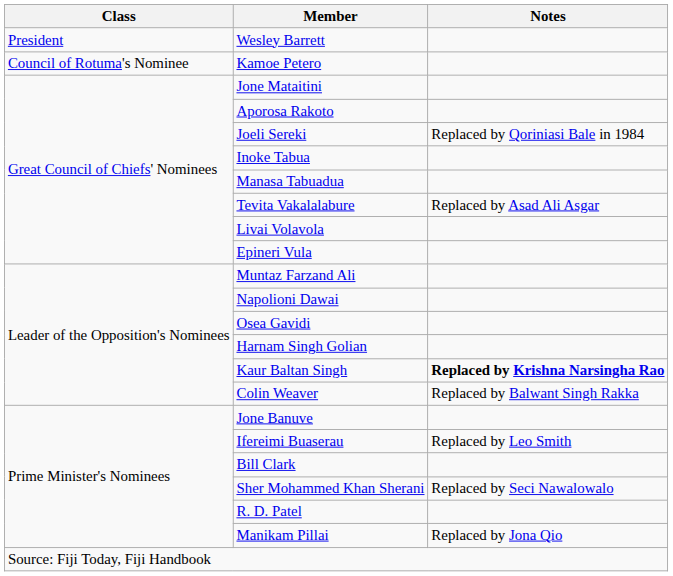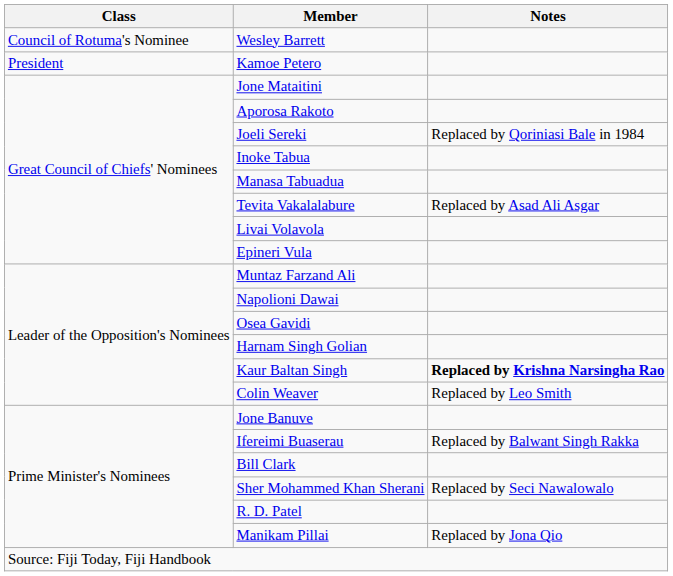(36, 39) President -> (98, 39) Council of Rotuma's Nominee
(98, 63) Council of Rotuma's Nominee -> (36, 63) President
(535, 393) Replaced by Balwant Singh Rakka -> (501, 393) Replaced by Leo Smith
(501, 441) Replaced by Leo Smith -> (535, 441) Replaced by Balwant Singh Rakka
